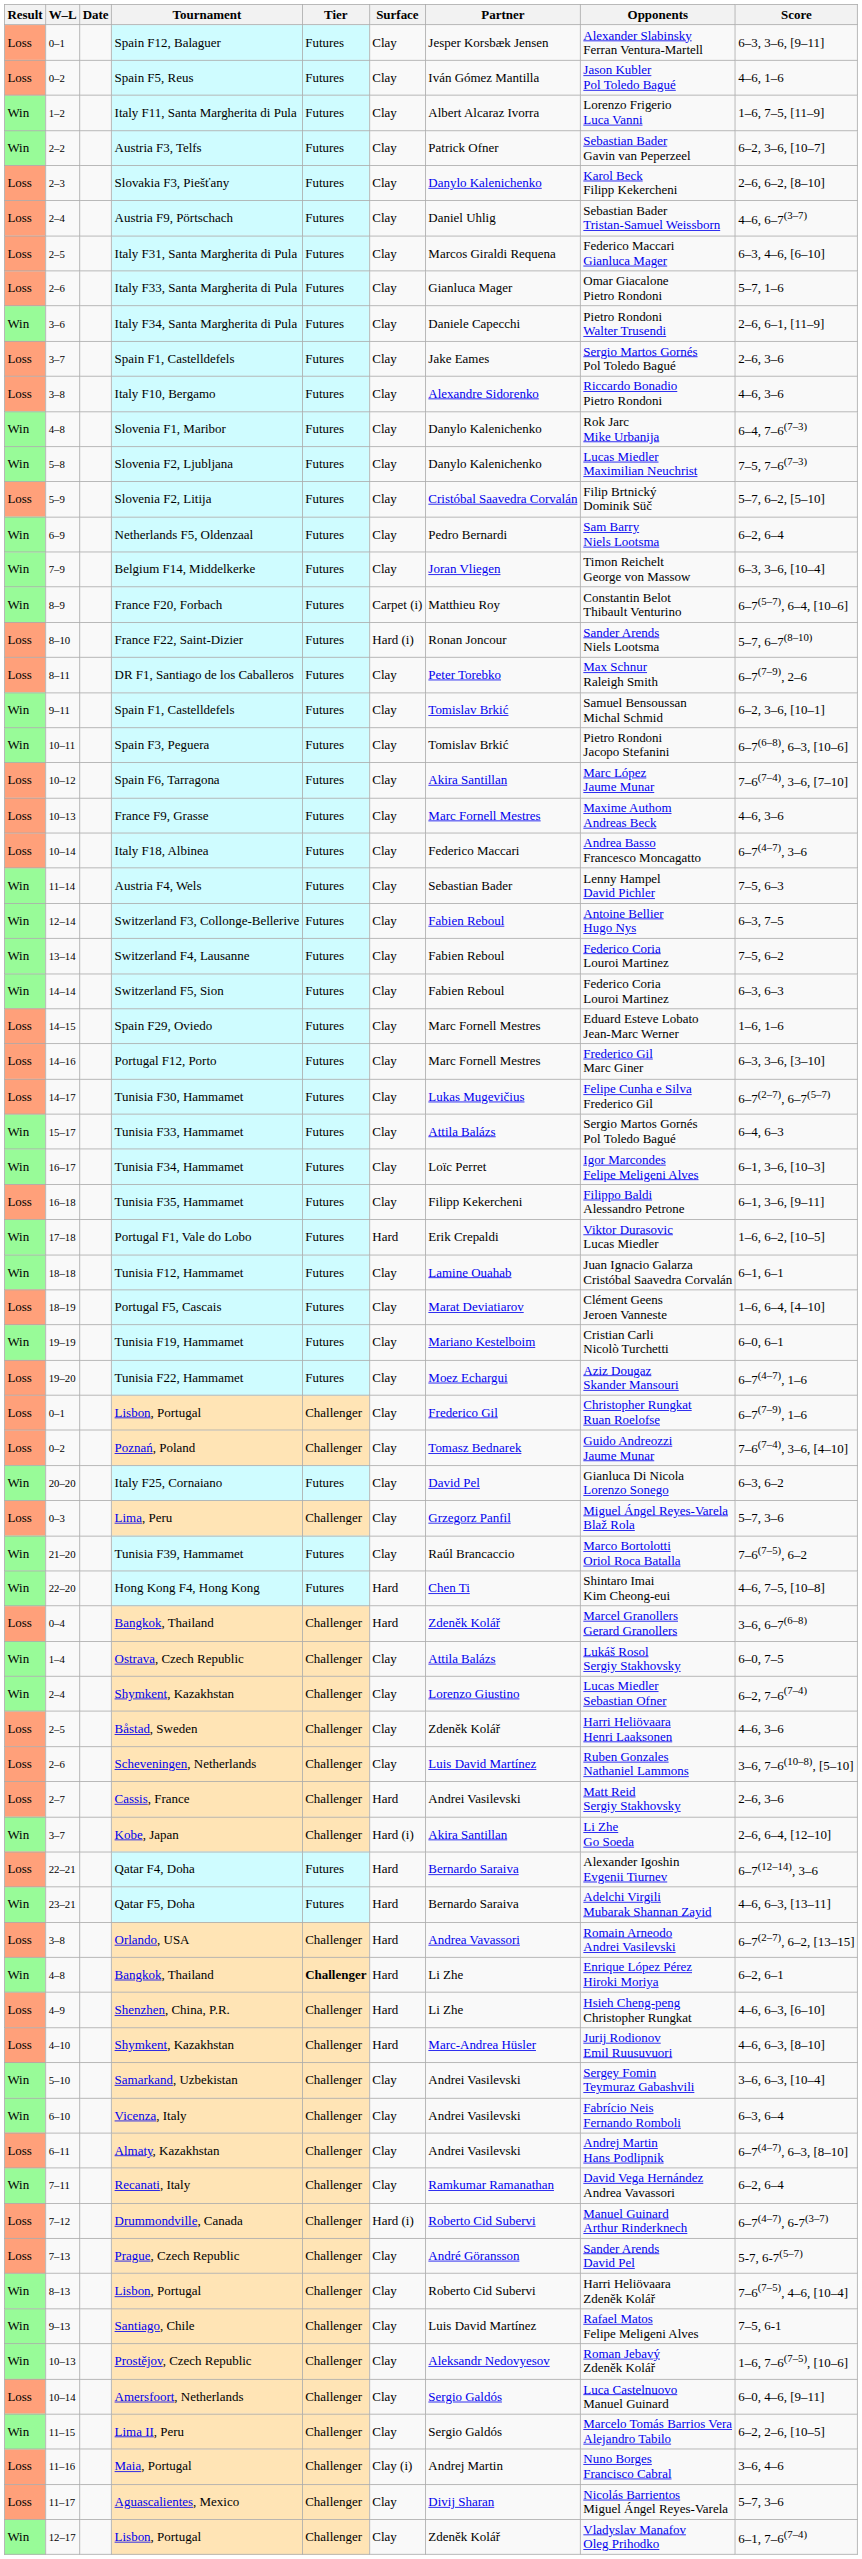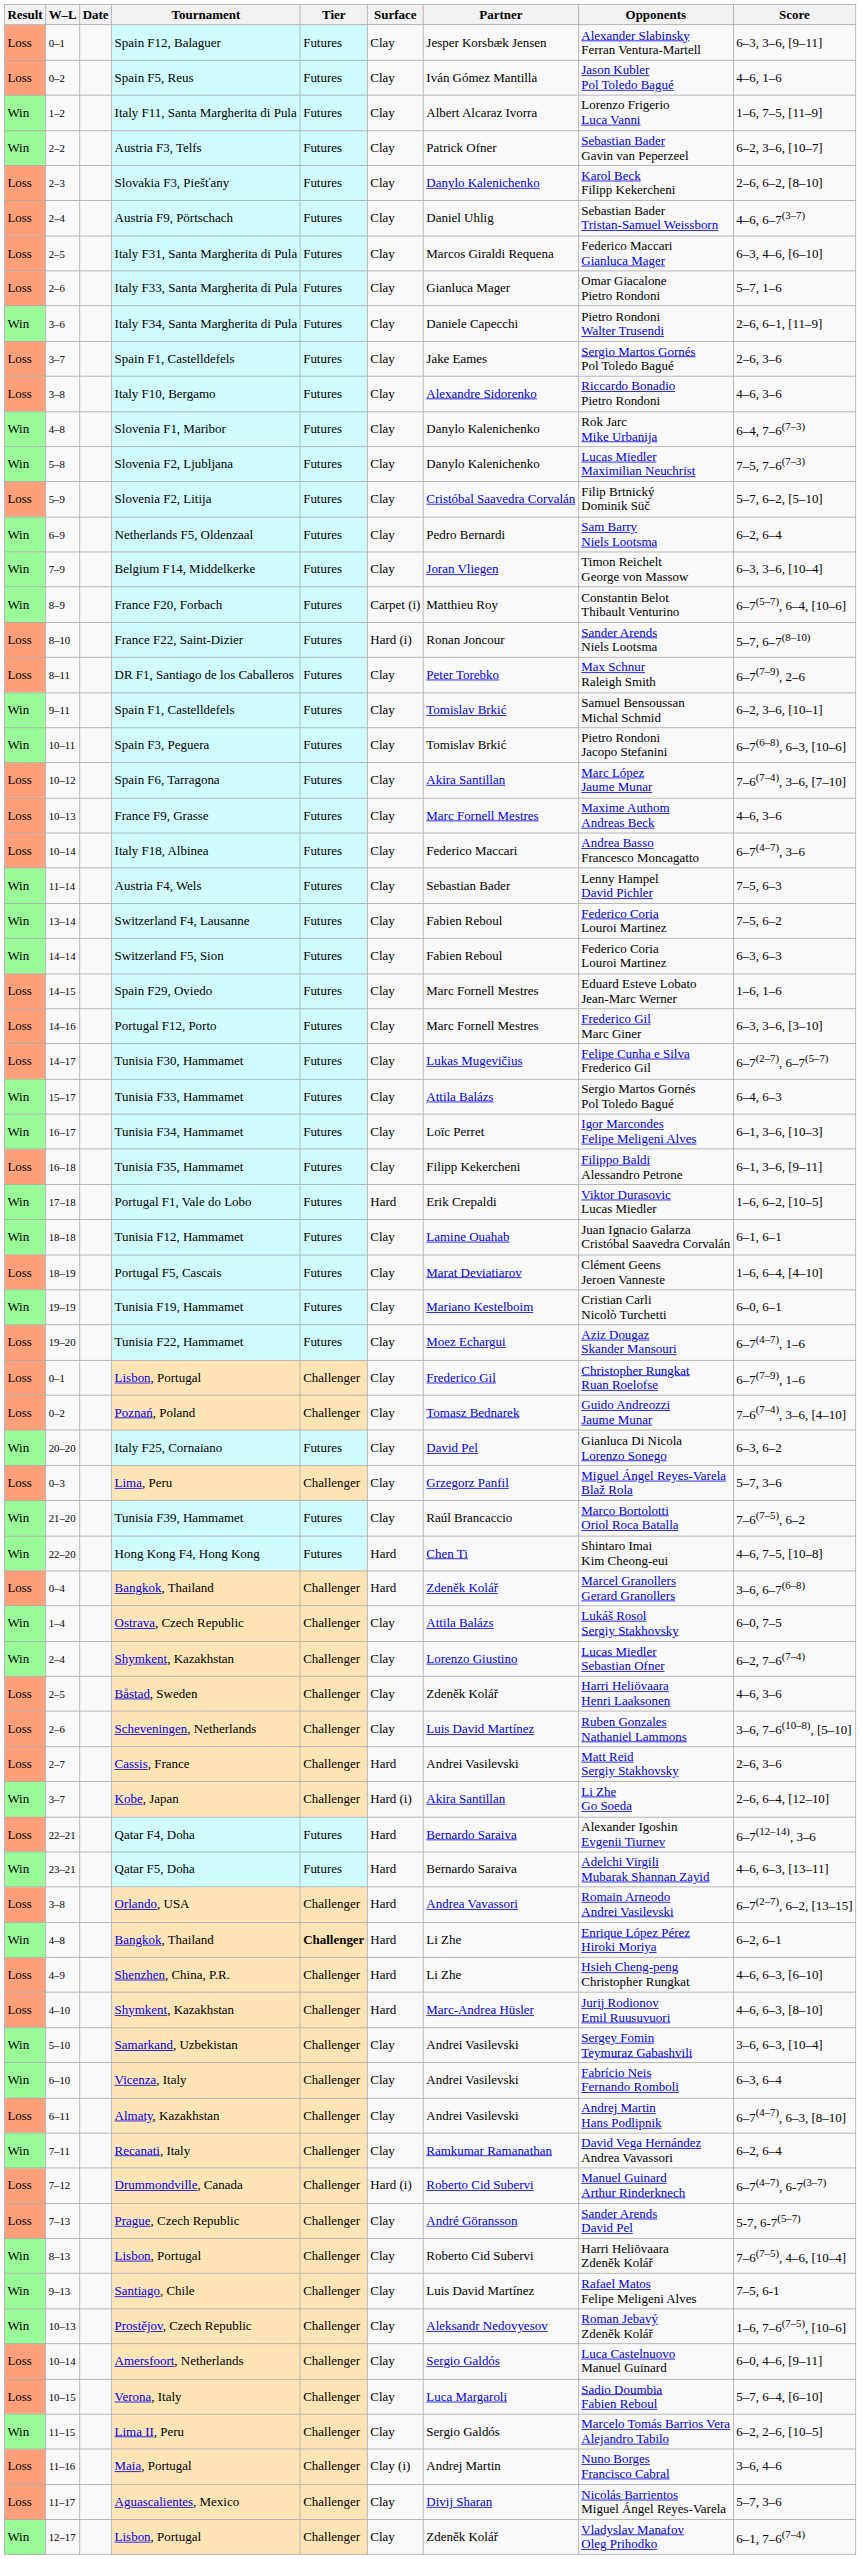- row: (62, 921)
+ row: (62, 2397)
